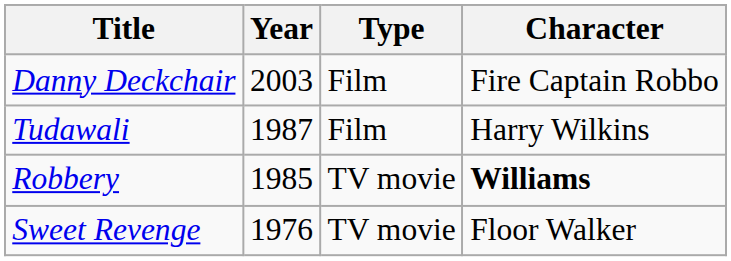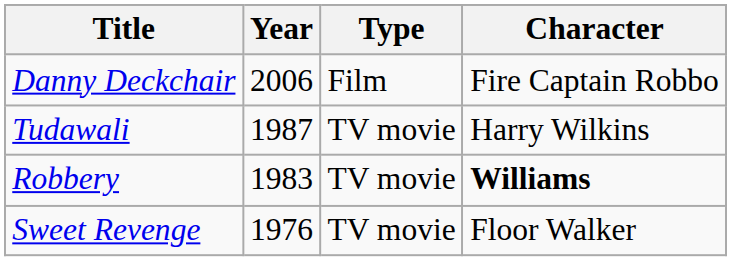(281, 79) 2003 -> (281, 79) 2006
(357, 129) Film -> (392, 129) TV movie
(281, 179) 1985 -> (281, 179) 1983
